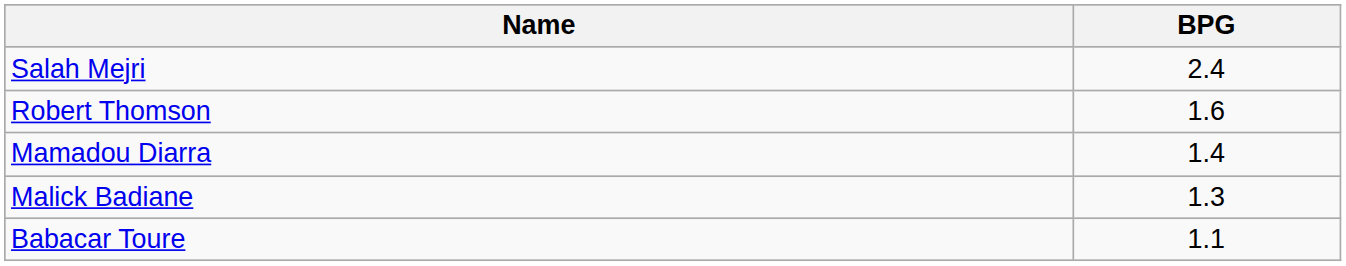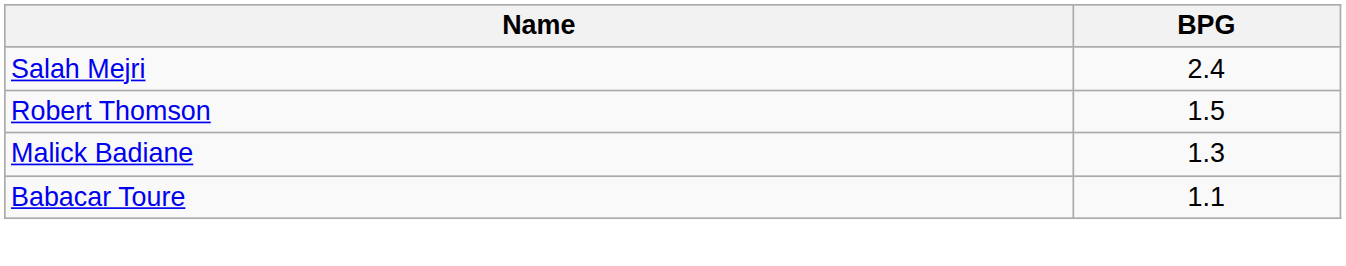(1206, 111) 1.6 -> (1206, 111) 1.5
- row: (111, 153)
